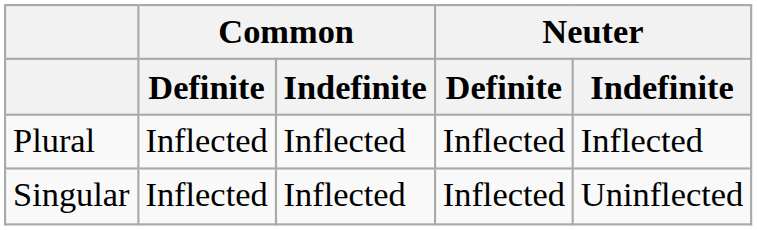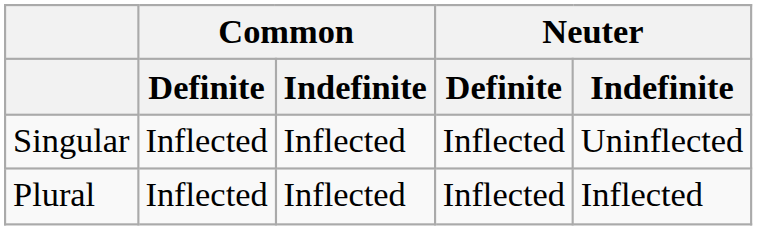rows swapped: (71, 195) <-> (54, 140)
